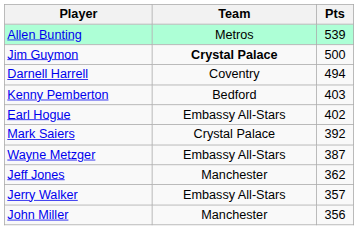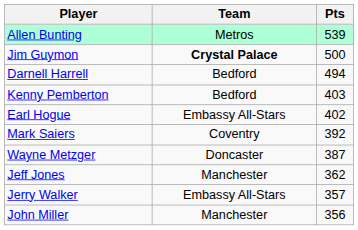(234, 74) Coventry -> (234, 74) Bedford
(234, 134) Crystal Palace -> (234, 134) Coventry
(234, 154) Embassy All-Stars -> (234, 154) Doncaster
